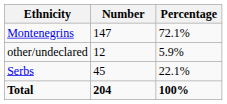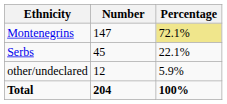(174, 33) no background -> (174, 33) khaki background
rows swapped: (20, 71) <-> (47, 52)
